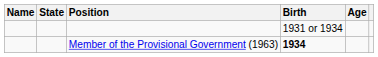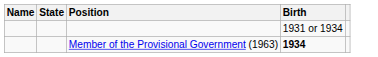- column: (357, 13)
